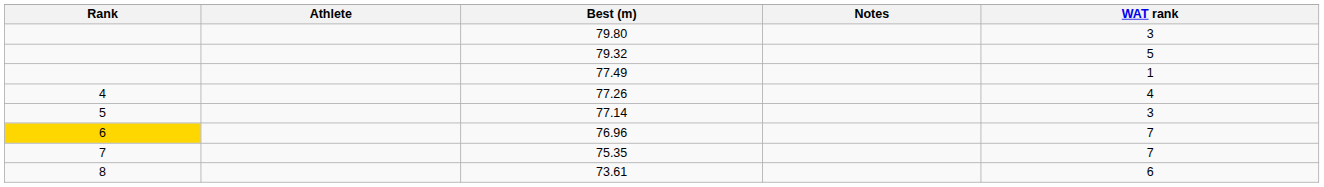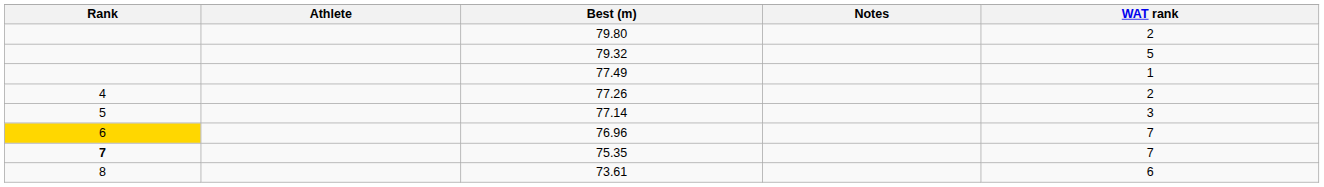(1150, 34) 3 -> (1150, 34) 2
(1150, 93) 4 -> (1150, 93) 2
(103, 152) normal -> (103, 152) bold
